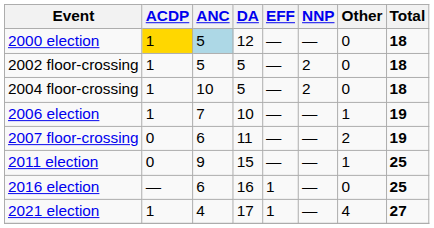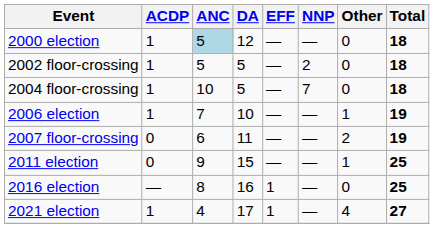(150, 41) gold background -> (150, 41) no background
(306, 89) 2 -> (306, 89) 7
(201, 187) 6 -> (201, 187) 8
